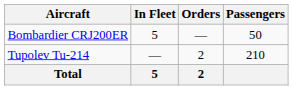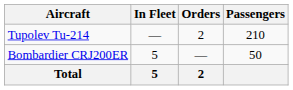rows swapped: (68, 34) <-> (48, 54)
